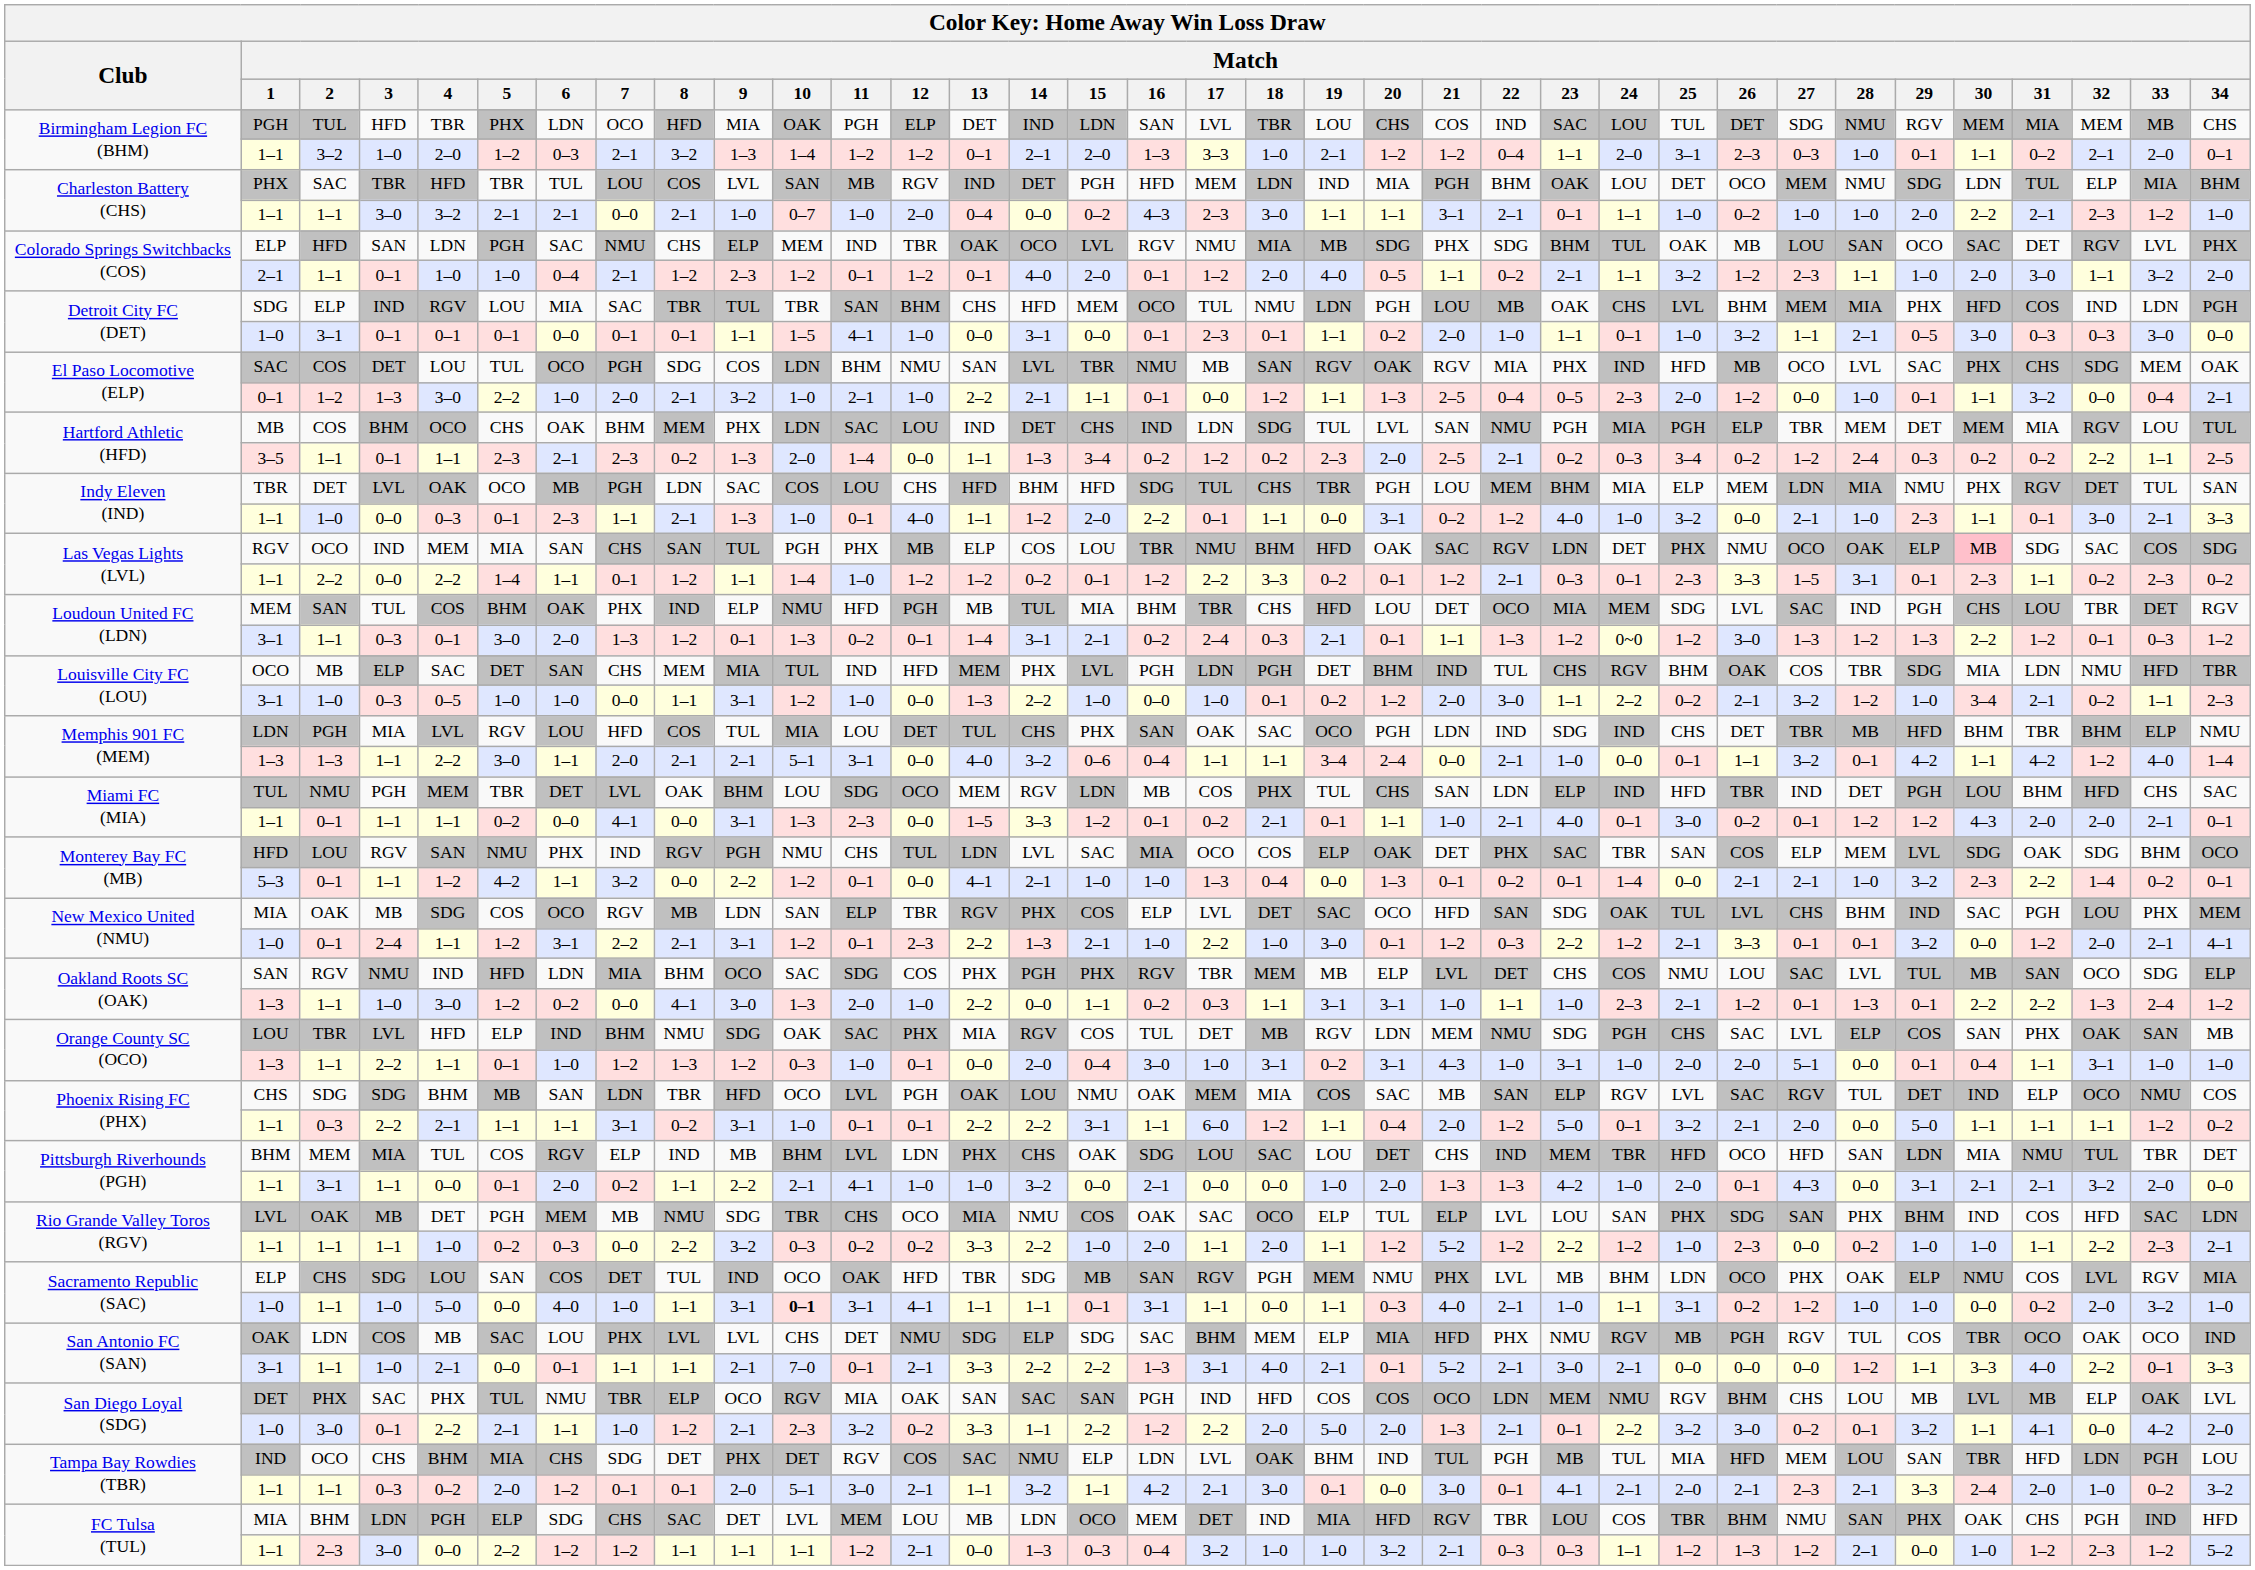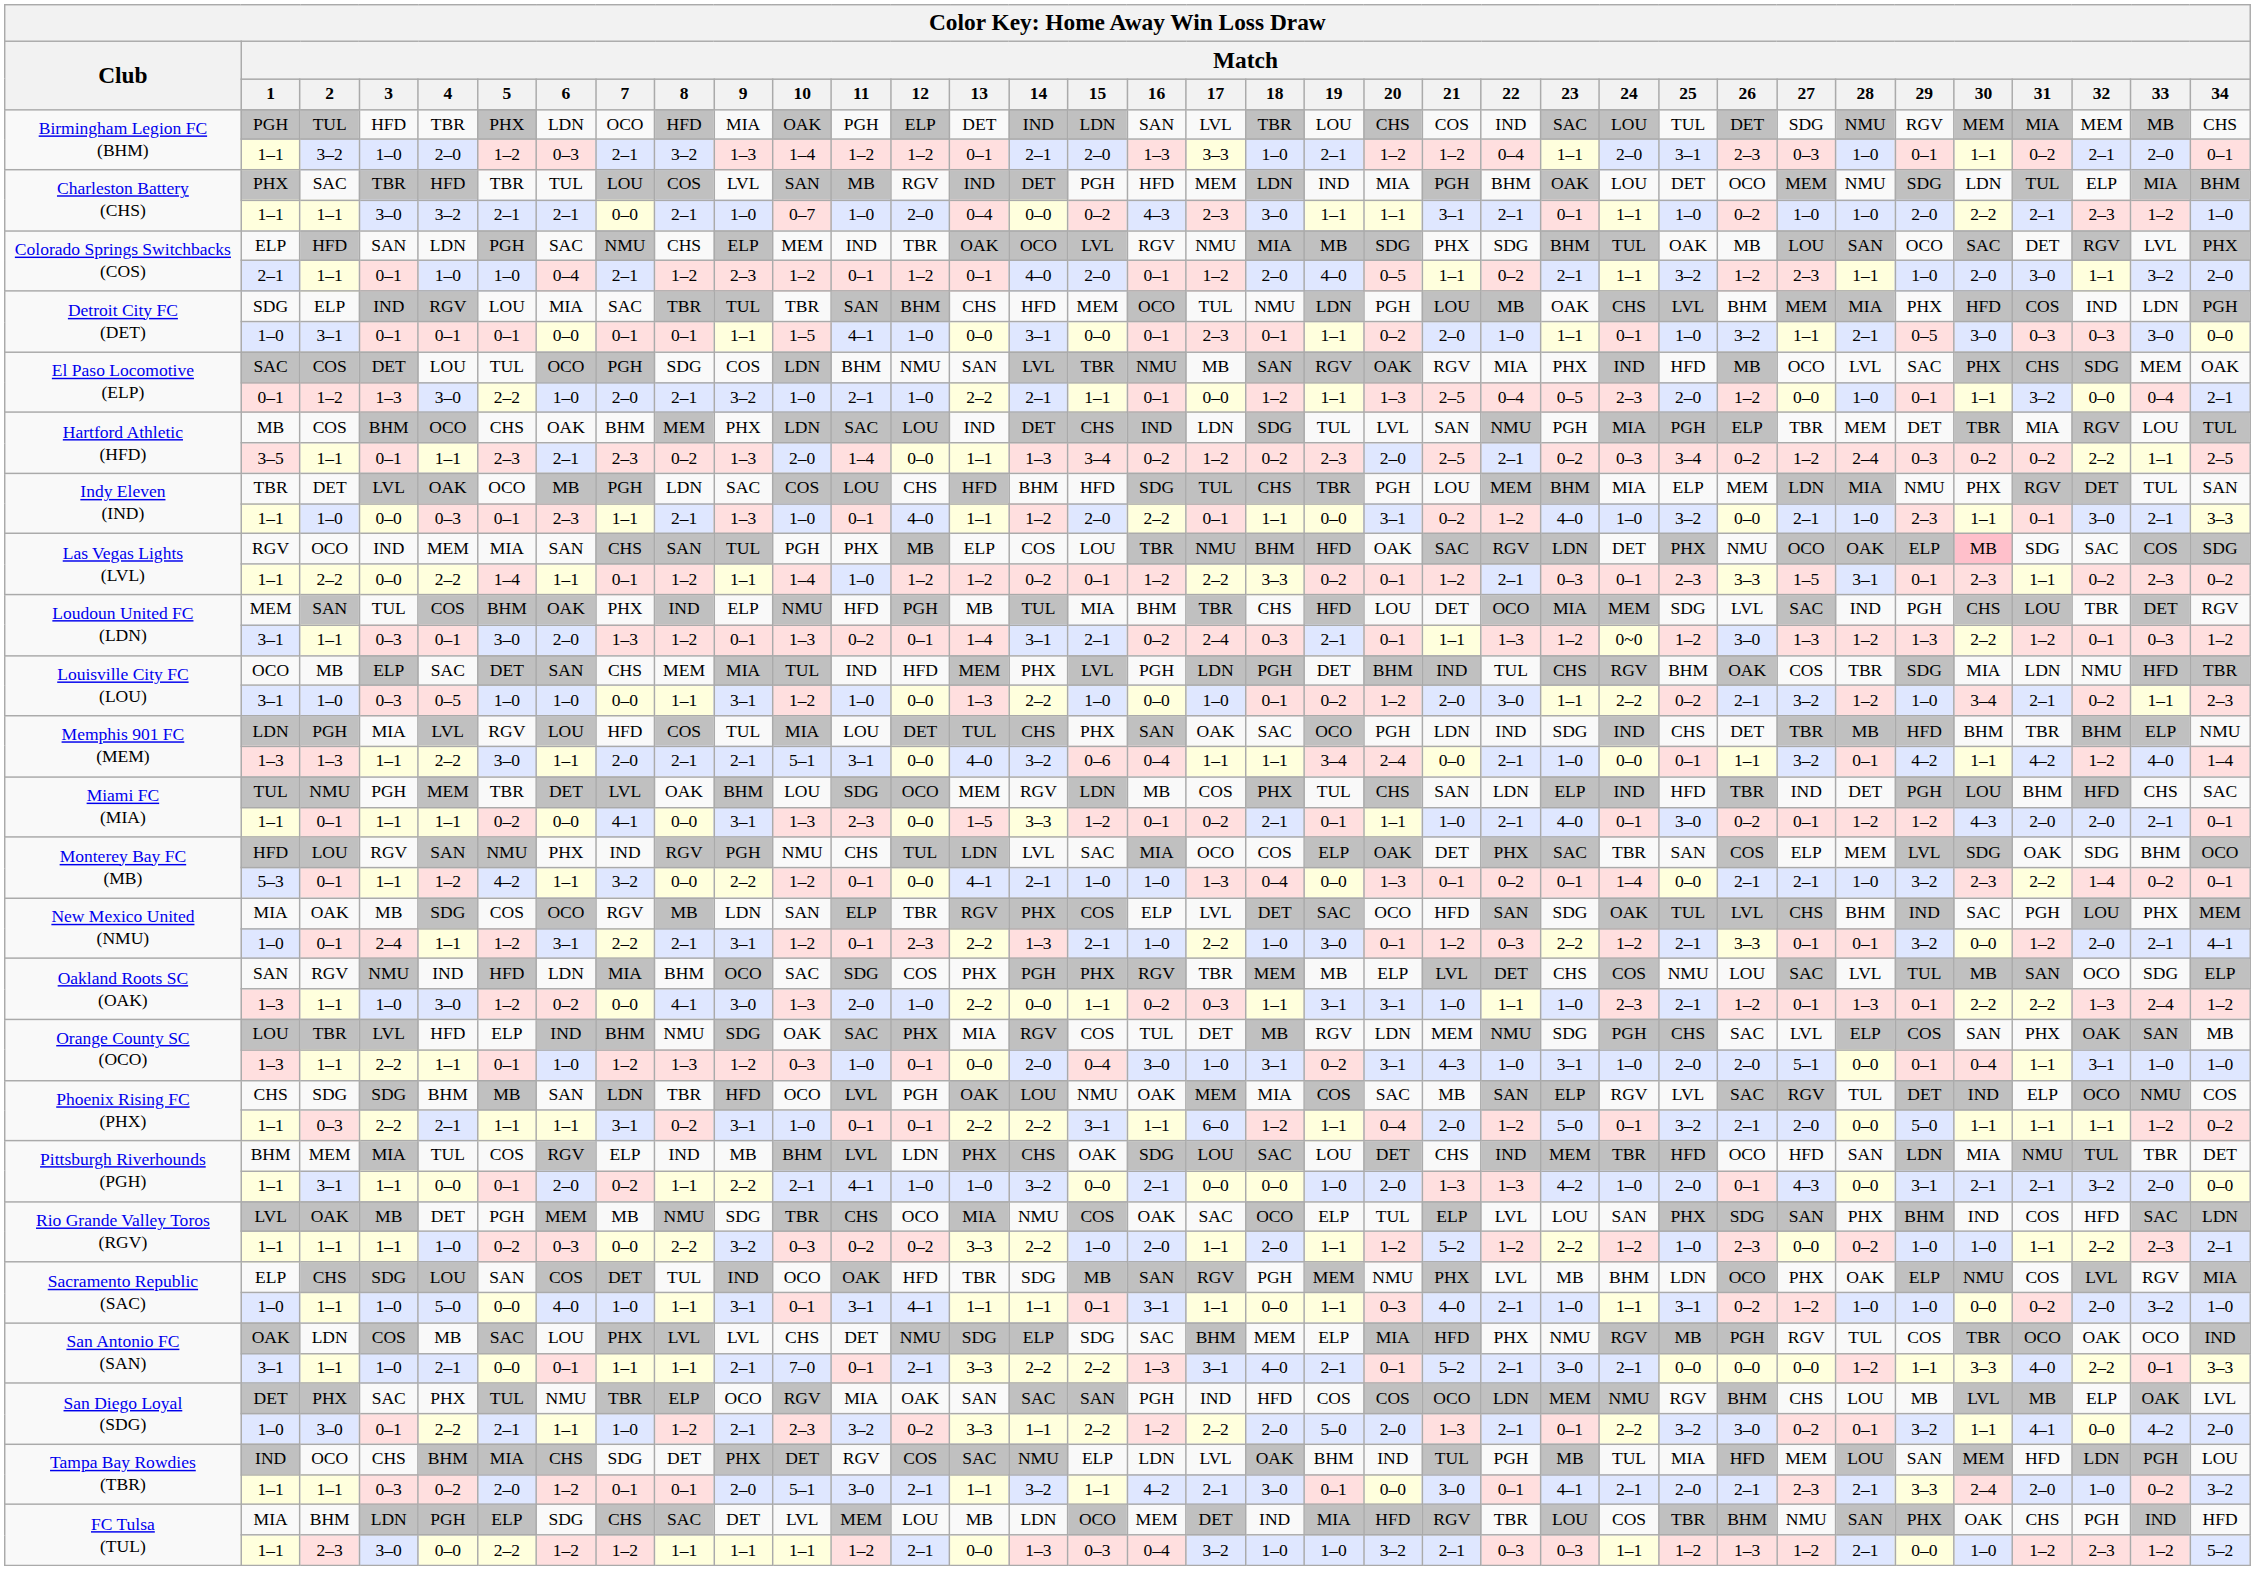(1983, 427) MEM -> (1983, 427) TBR
(802, 1307) bold -> (802, 1307) normal
(1983, 1459) TBR -> (1983, 1459) MEM
